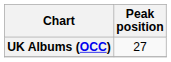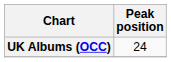(140, 47) 27 -> (140, 47) 24
